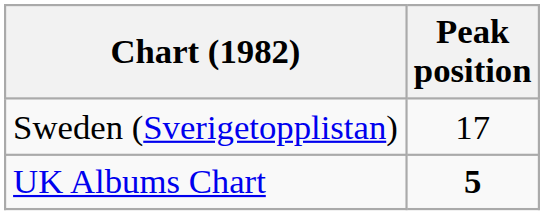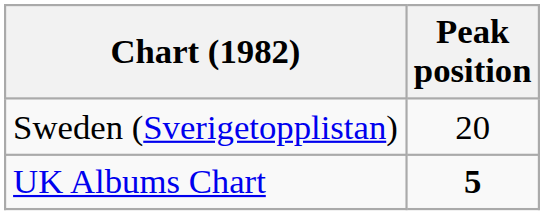(473, 126) 17 -> (473, 126) 20
